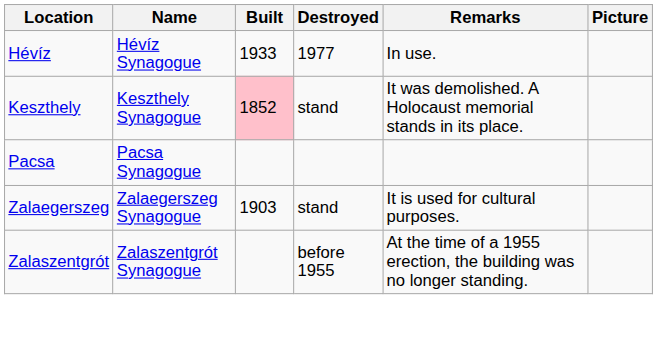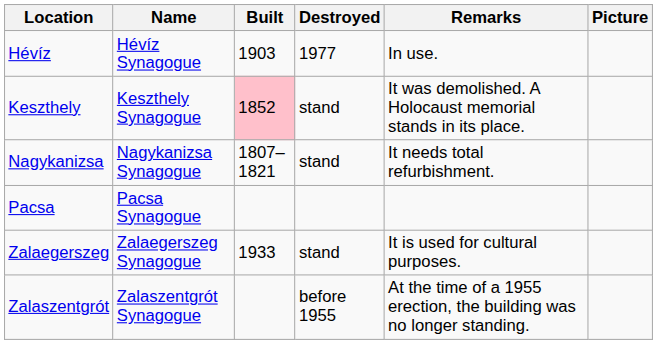(258, 53) 1933 -> (257, 53) 1903
+ row: (56, 162)
(258, 207) 1903 -> (257, 252) 1933
